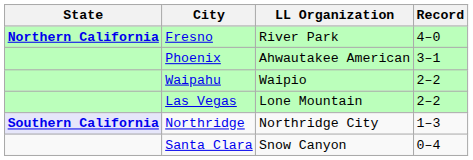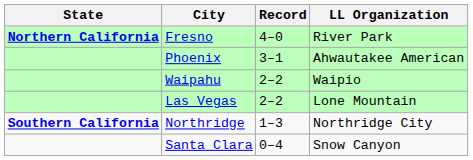columns swapped: (335, 15) <-> (440, 15)
(83, 123) lavender background -> (83, 123) no background
